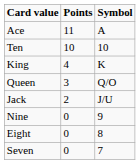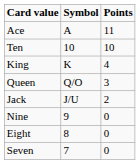columns swapped: (115, 13) <-> (78, 13)
